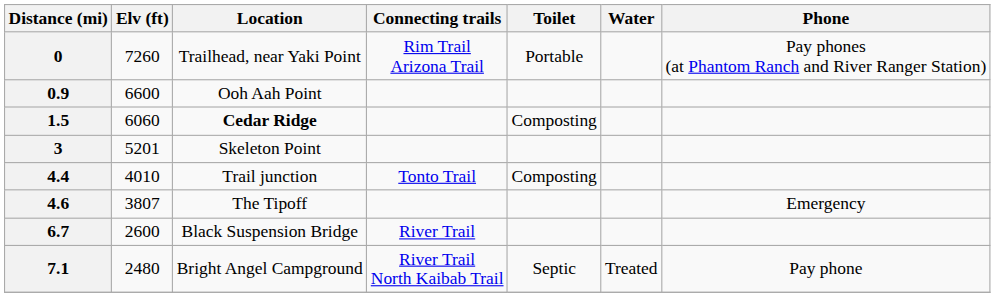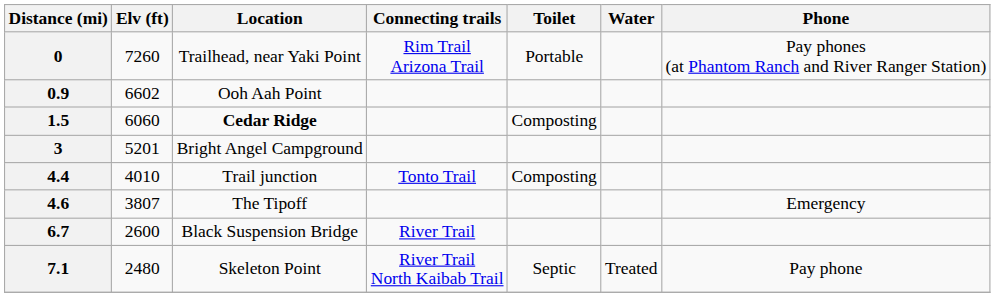(142, 93) 6600 -> (142, 93) 6602
(270, 148) Skeleton Point -> (270, 148) Bright Angel Campground
(270, 269) Bright Angel Campground -> (270, 269) Skeleton Point
